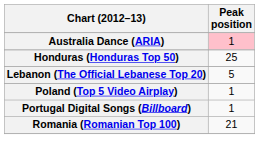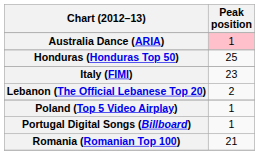+ row: (106, 74)
(231, 74) 5 -> (231, 91) 2
